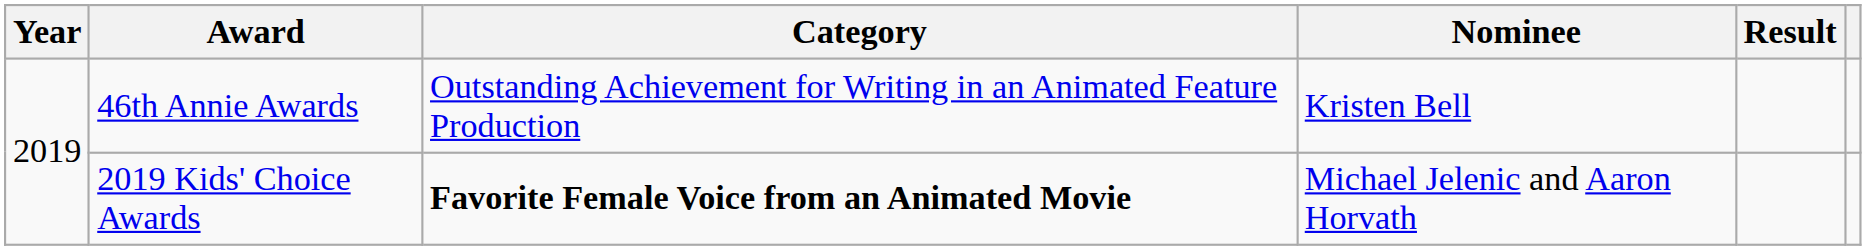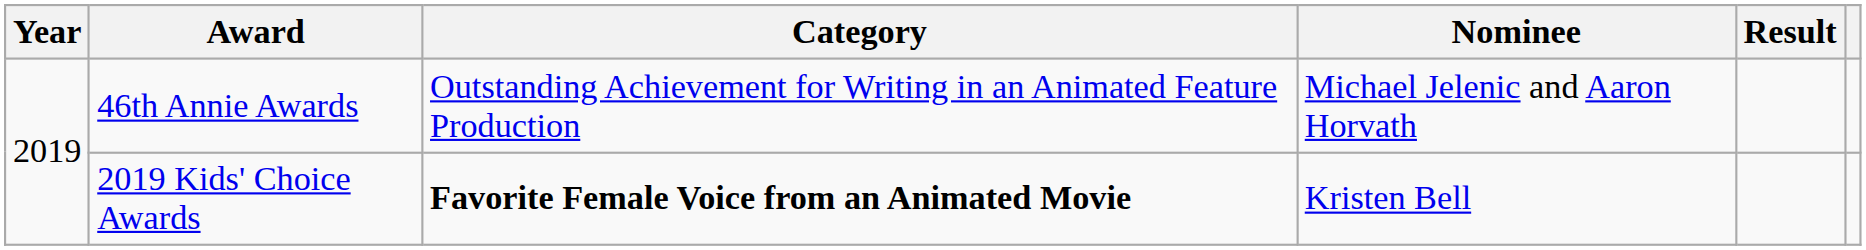(1388, 105) Kristen Bell -> (1488, 105) Michael Jelenic and Aaron Horvath
(1488, 198) Michael Jelenic and Aaron Horvath -> (1388, 198) Kristen Bell
